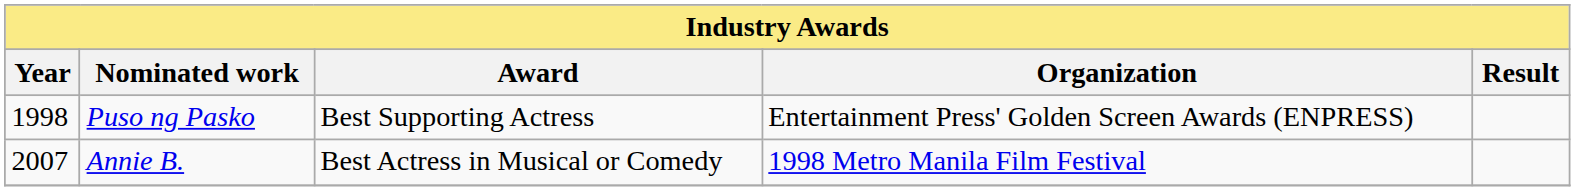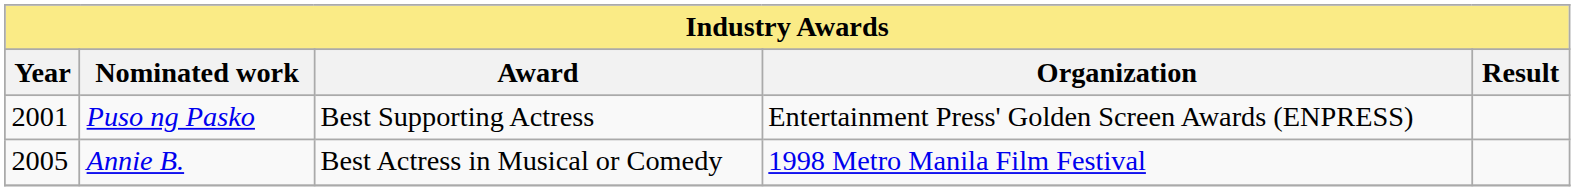(40, 116) 1998 -> (40, 116) 2001
(40, 161) 2007 -> (40, 161) 2005
